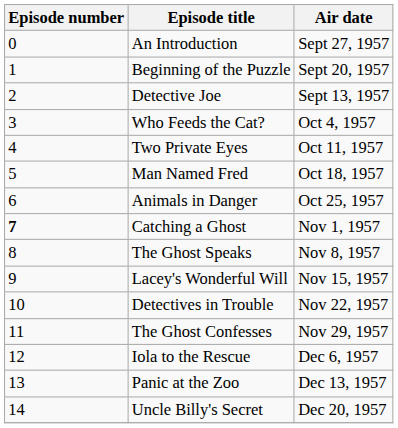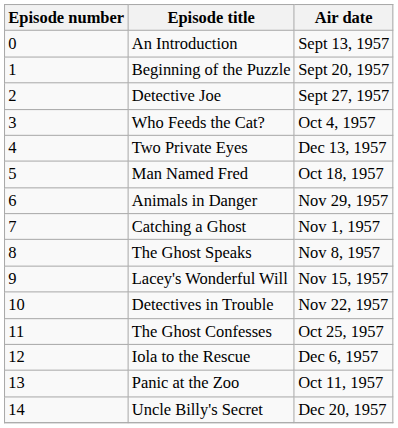(344, 43) Sept 27, 1957 -> (344, 43) Sept 13, 1957
(344, 95) Sept 13, 1957 -> (344, 95) Sept 27, 1957
(341, 148) Oct 11, 1957 -> (342, 148) Dec 13, 1957
(341, 200) Oct 25, 1957 -> (343, 200) Nov 29, 1957
(12, 226) bold -> (12, 226) normal
(343, 331) Nov 29, 1957 -> (341, 331) Oct 25, 1957
(342, 383) Dec 13, 1957 -> (341, 383) Oct 11, 1957
